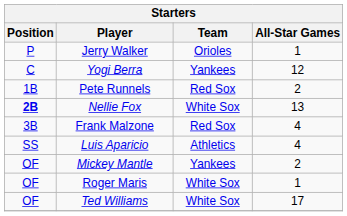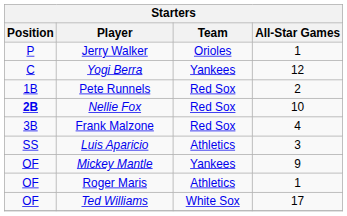(213, 107) White Sox -> (213, 107) Red Sox
(298, 107) 13 -> (298, 107) 10
(298, 145) 4 -> (298, 145) 3
(298, 164) 2 -> (298, 164) 9
(213, 182) White Sox -> (213, 182) Athletics
